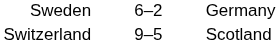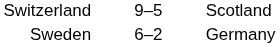rows swapped: (61, 10) <-> (47, 34)
